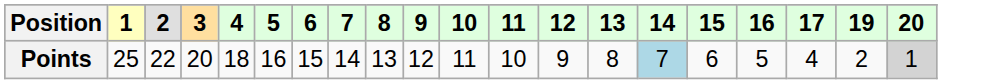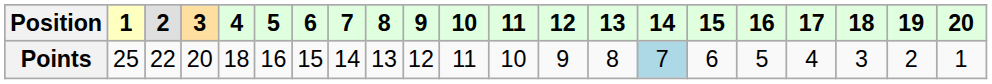+ column: (861, 23)
(911, 59) lightgrey background -> (961, 59) no background
